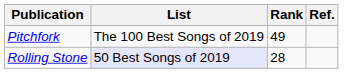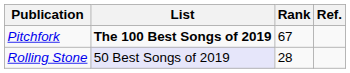(179, 36) normal -> (183, 36) bold
(278, 36) 49 -> (285, 36) 67
